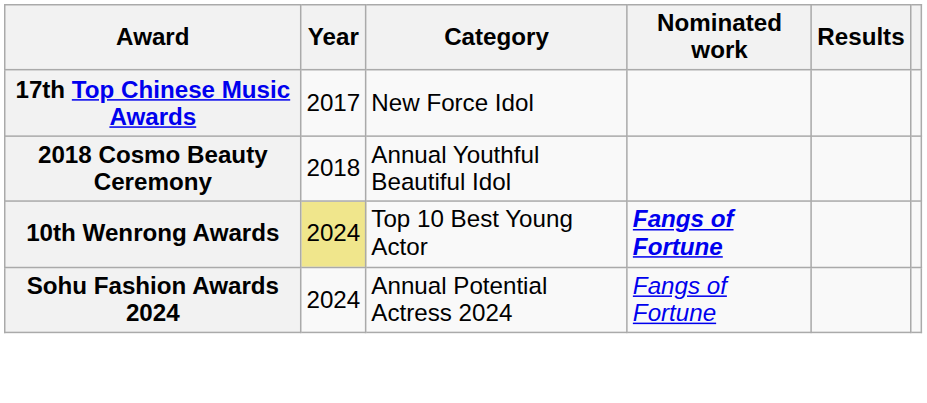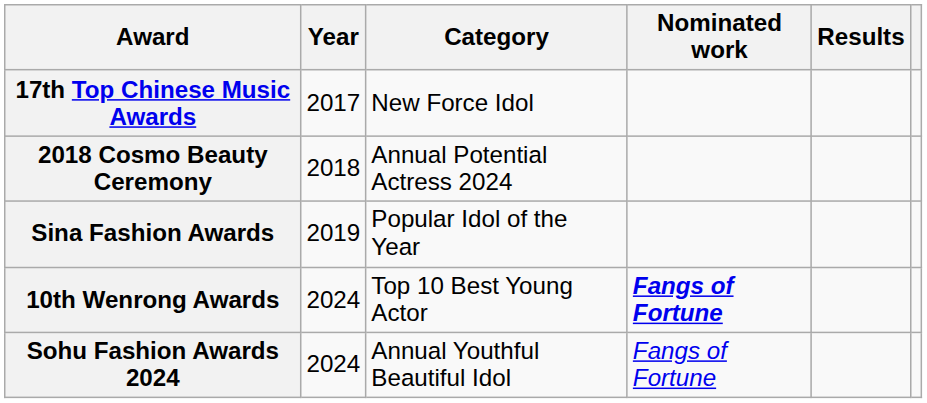(455, 168) Annual Youthful Beautiful Idol -> (459, 168) Annual Potential Actress 2024
+ row: (153, 233)
(333, 233) khaki background -> (333, 299) no background
(459, 299) Annual Potential Actress 2024 -> (455, 364) Annual Youthful Beautiful Idol
